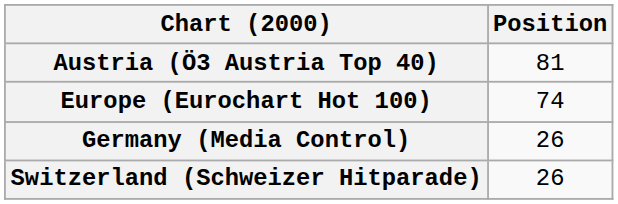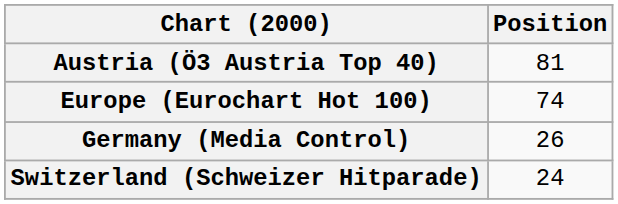(550, 179) 26 -> (550, 179) 24
